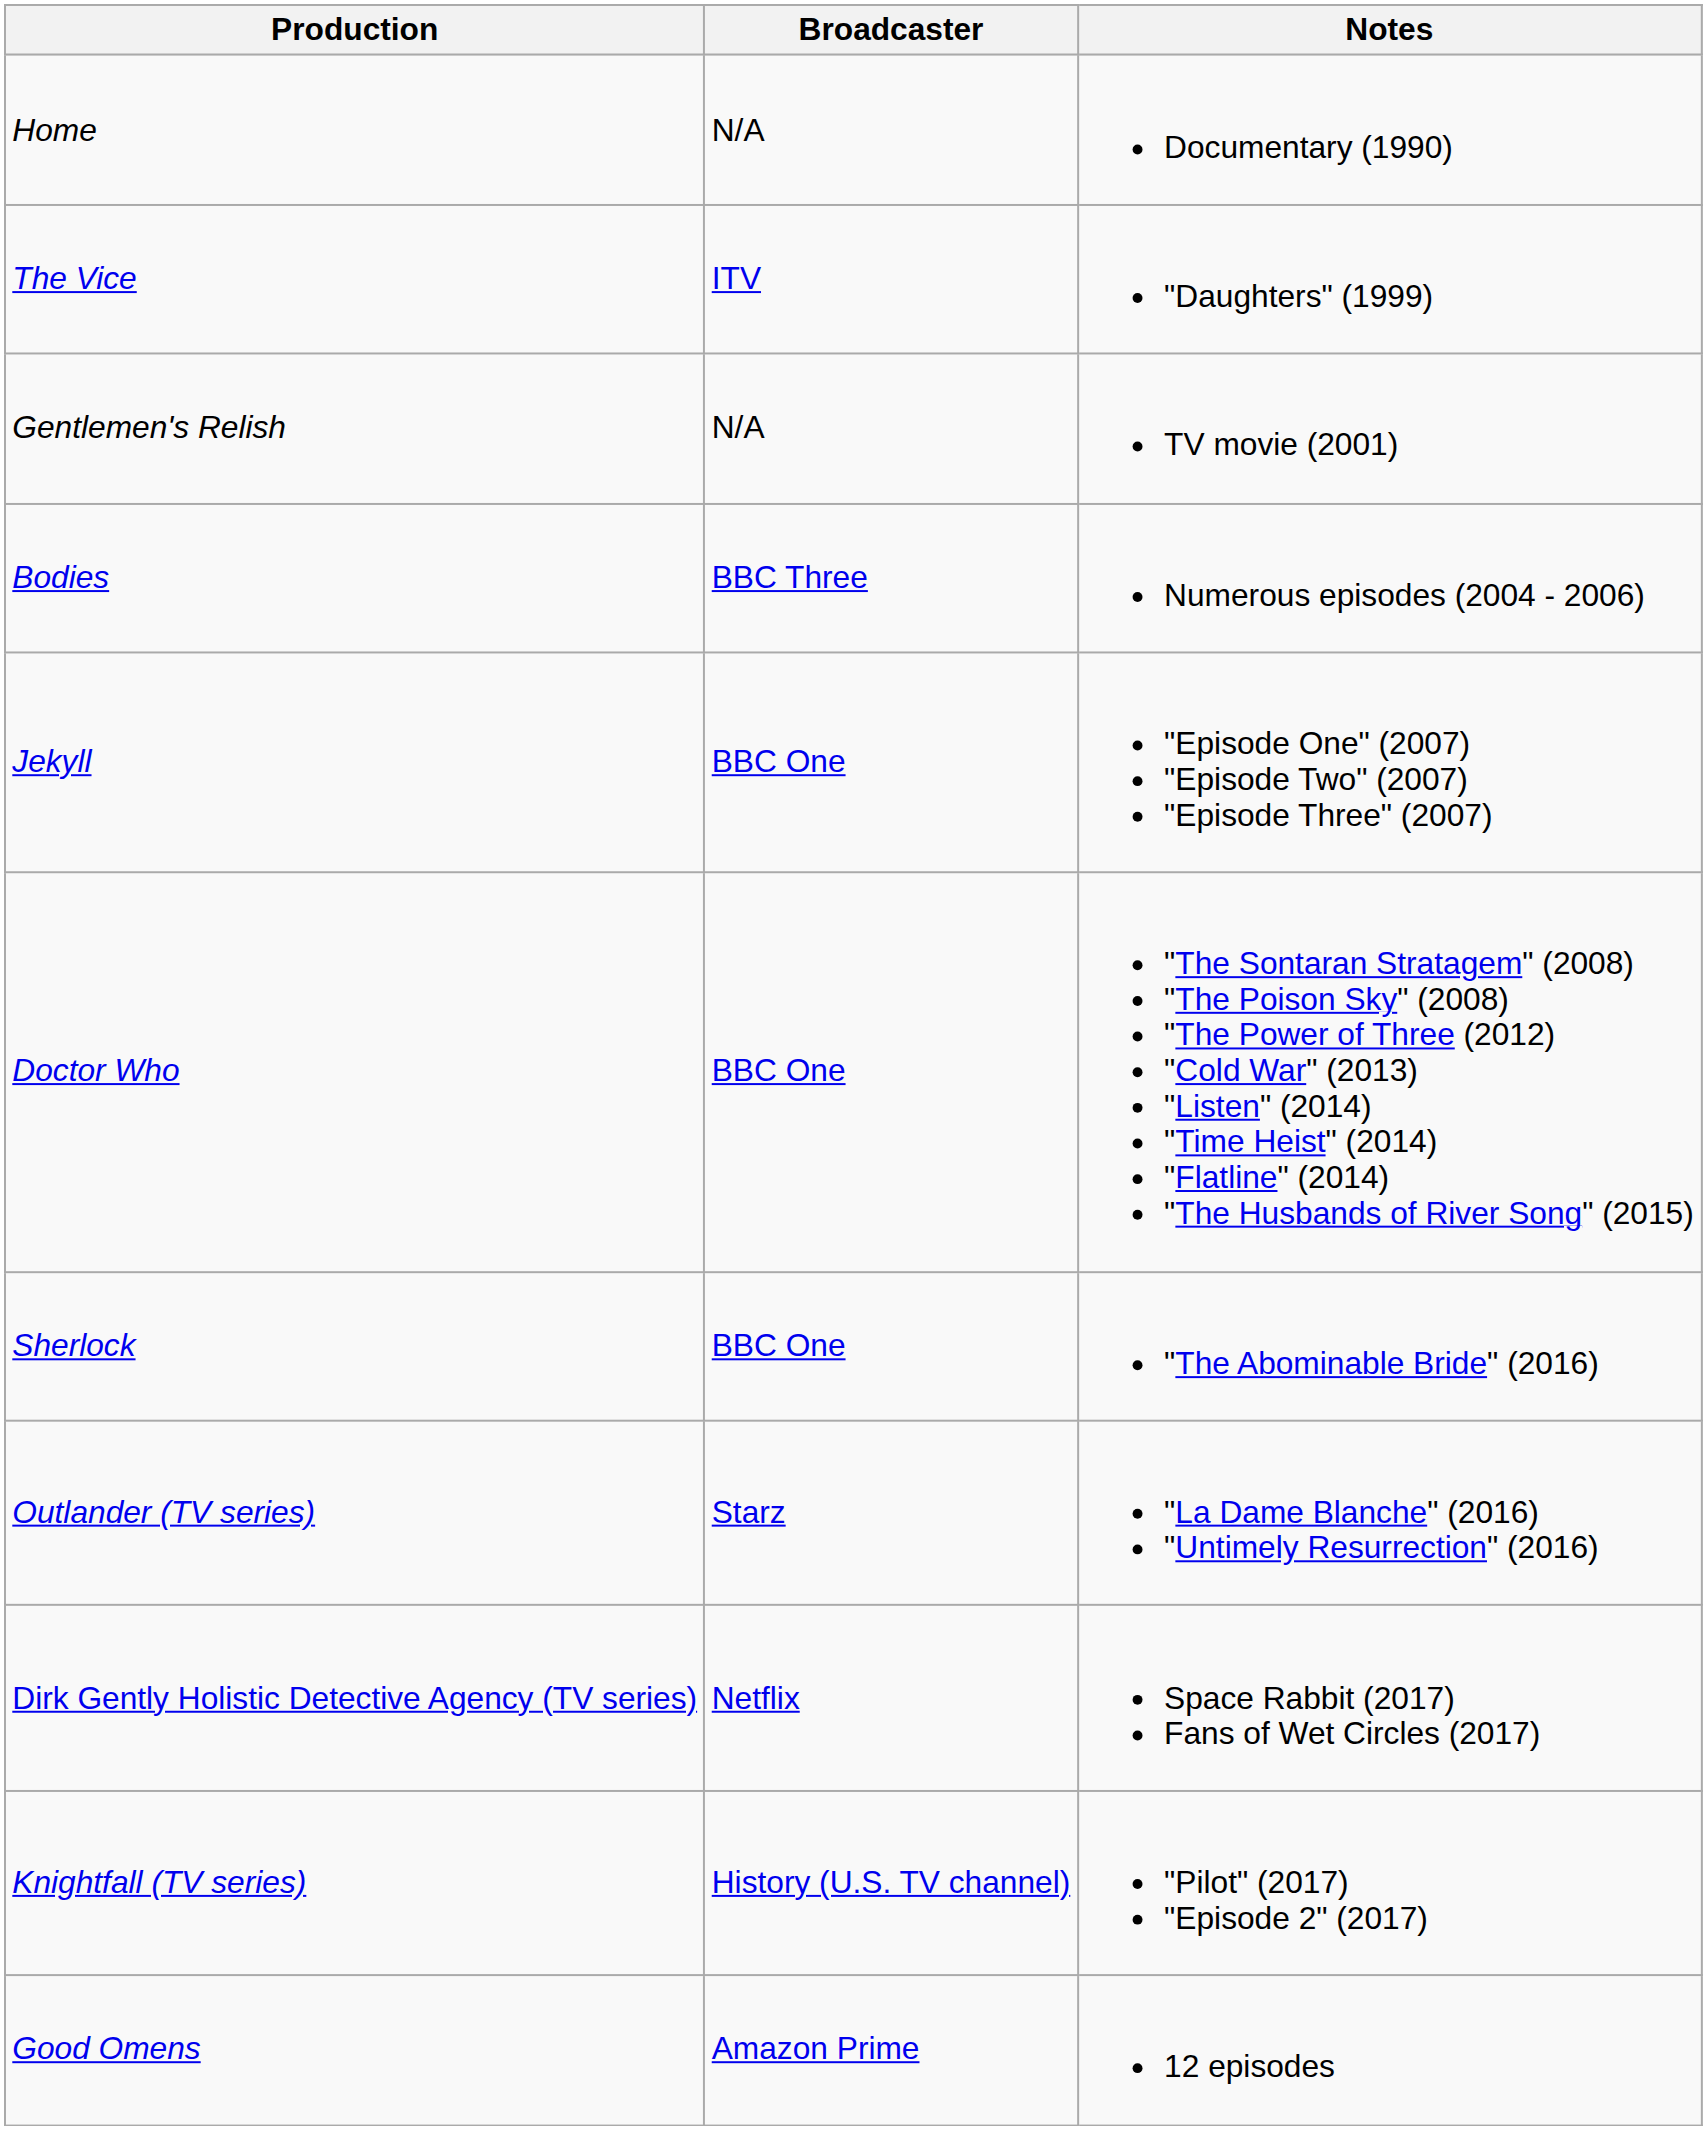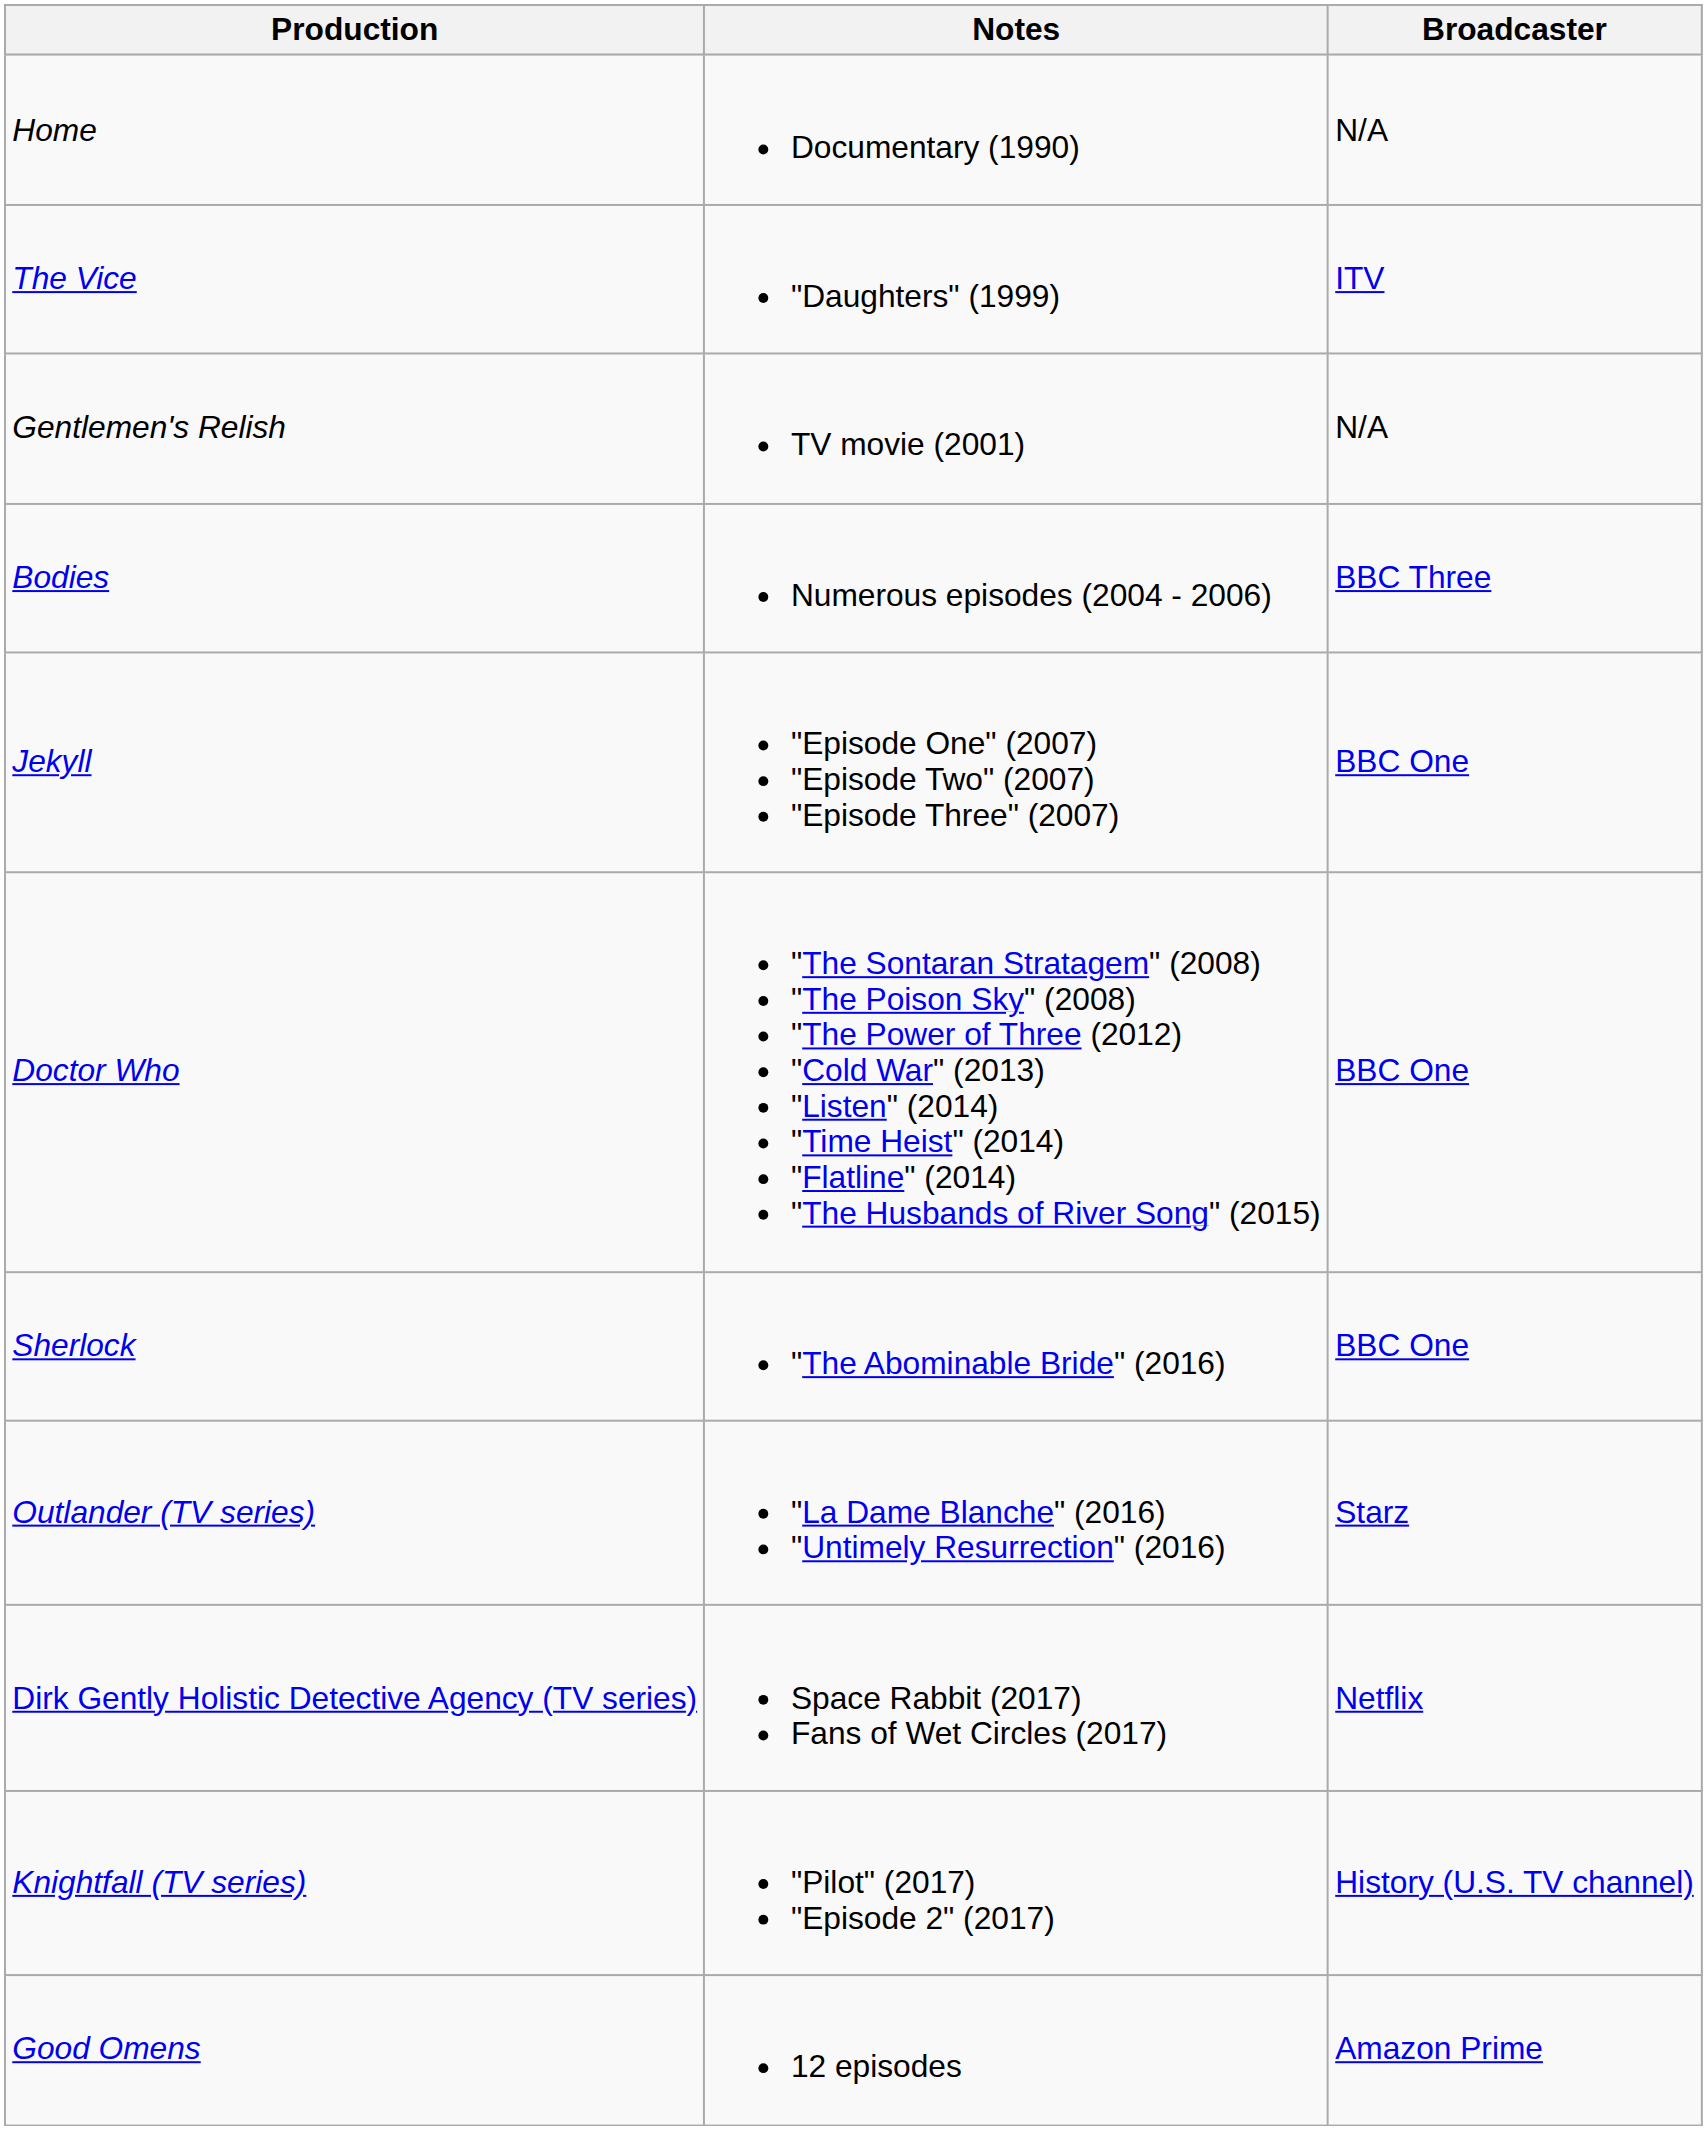columns swapped: (1389, 29) <-> (891, 29)
